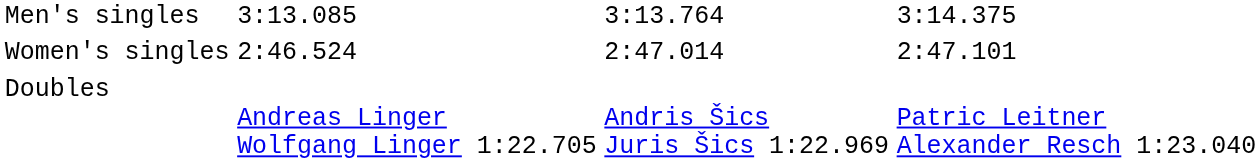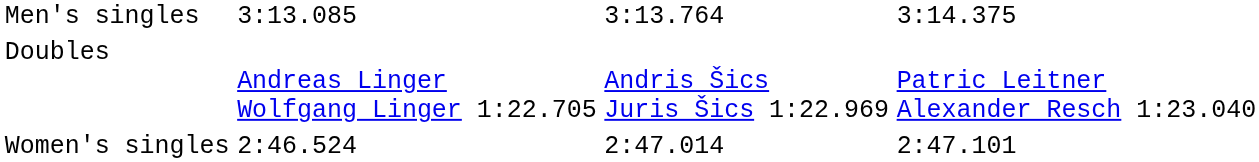rows swapped: (117, 53) <-> (57, 89)
